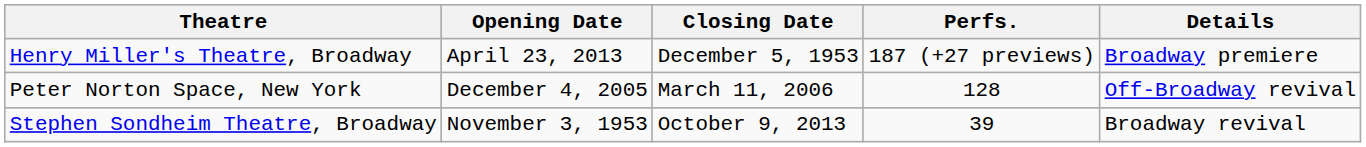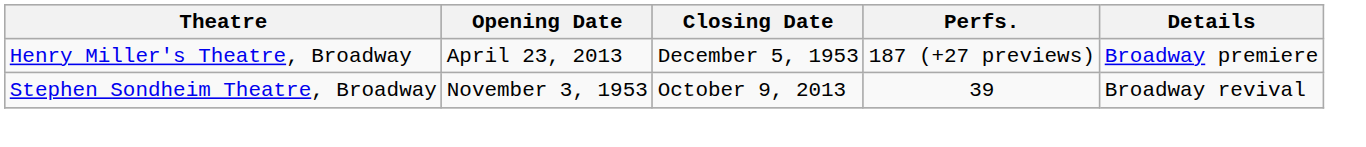- row: (186, 90)
